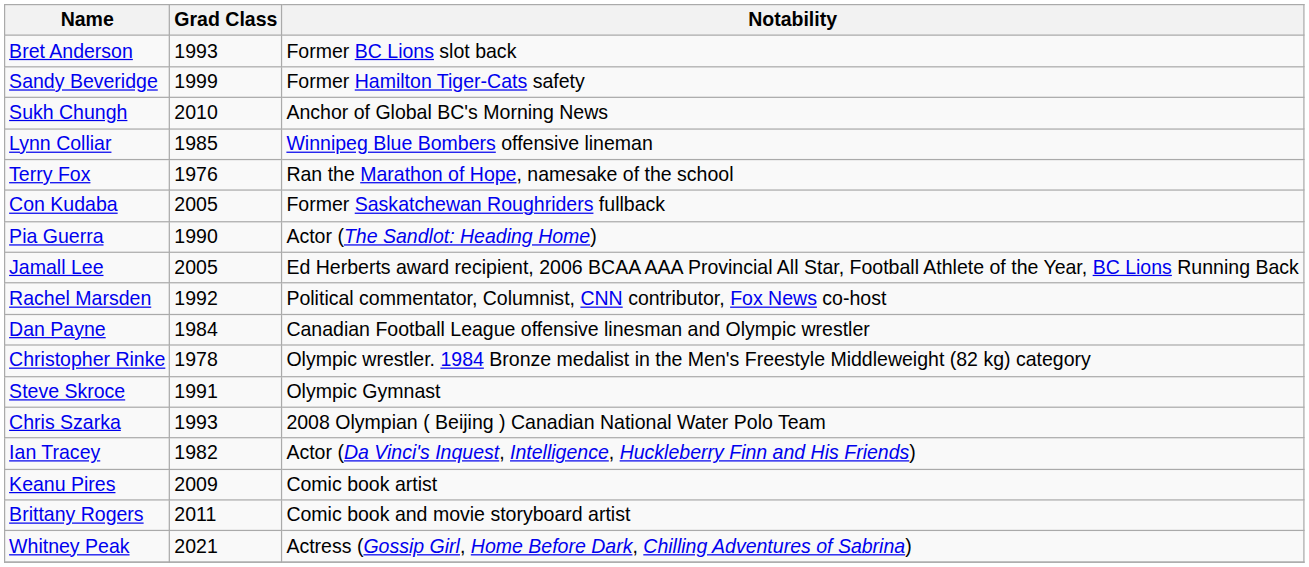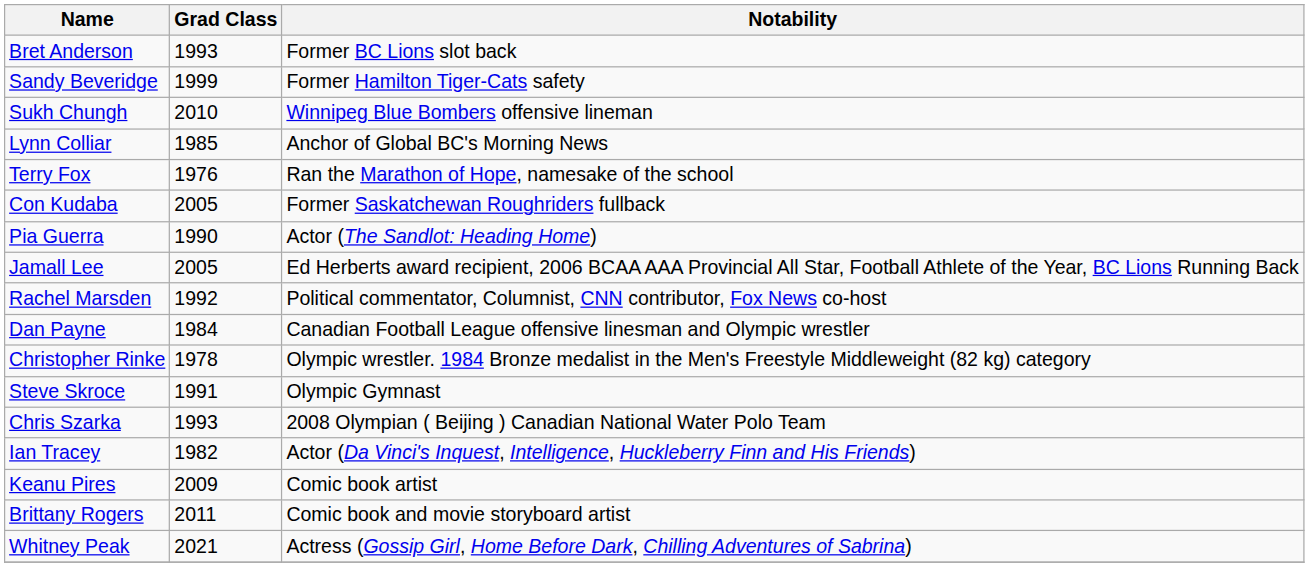(447, 112) Anchor of Global BC's Morning News -> (470, 112) Winnipeg Blue Bombers offensive lineman
(470, 143) Winnipeg Blue Bombers offensive lineman -> (447, 143) Anchor of Global BC's Morning News
